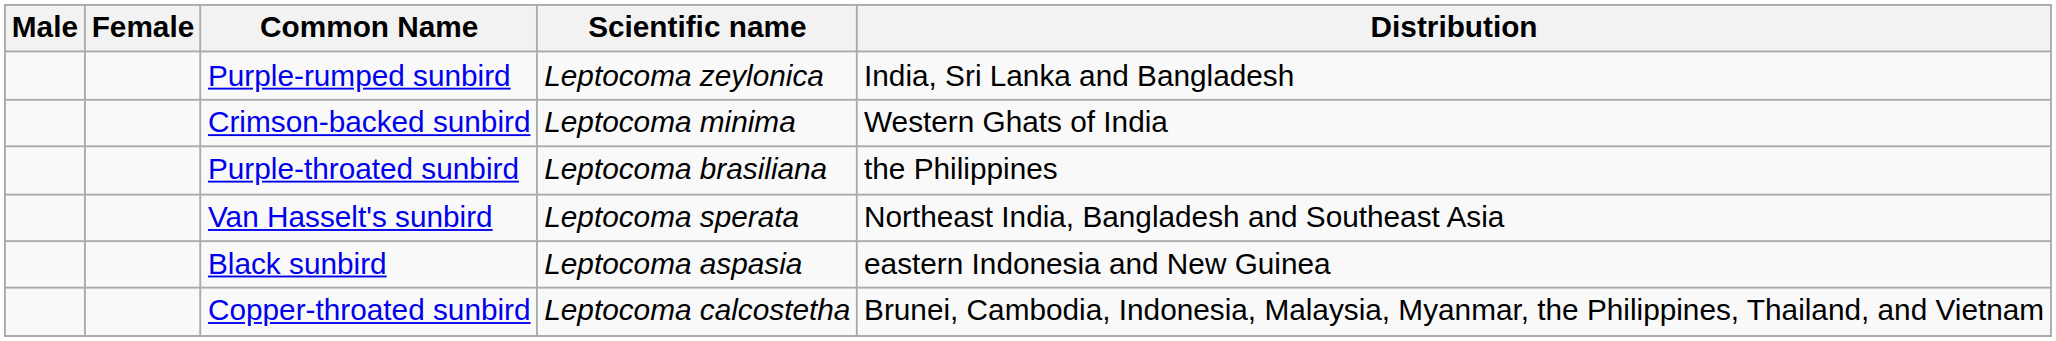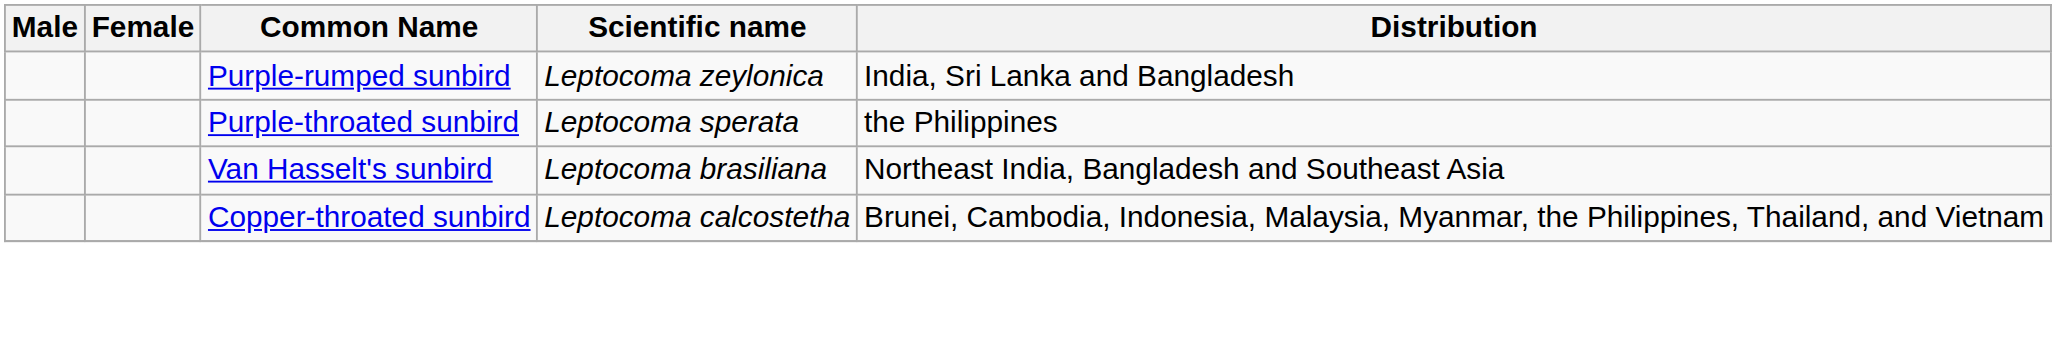- row: (369, 122)
(686, 169) Leptocoma brasiliana -> (672, 122) Leptocoma sperata
(672, 216) Leptocoma sperata -> (686, 169) Leptocoma brasiliana
- row: (297, 264)
